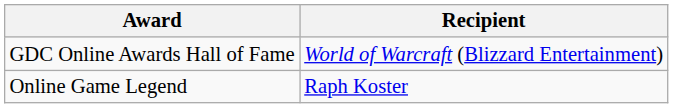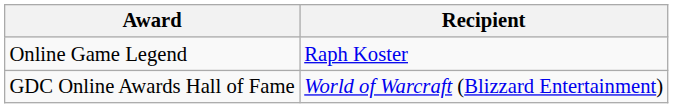rows swapped: (98, 86) <-> (152, 53)
